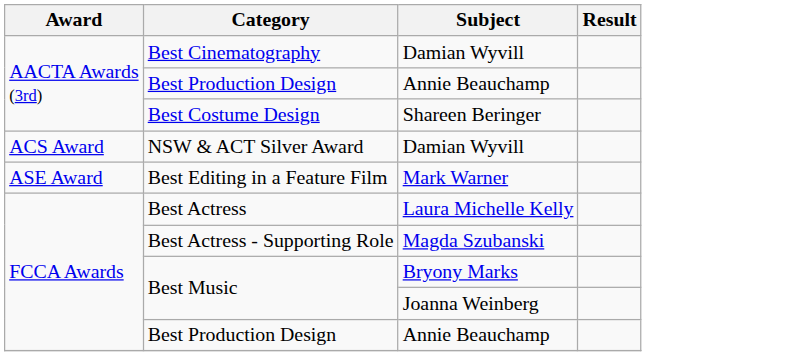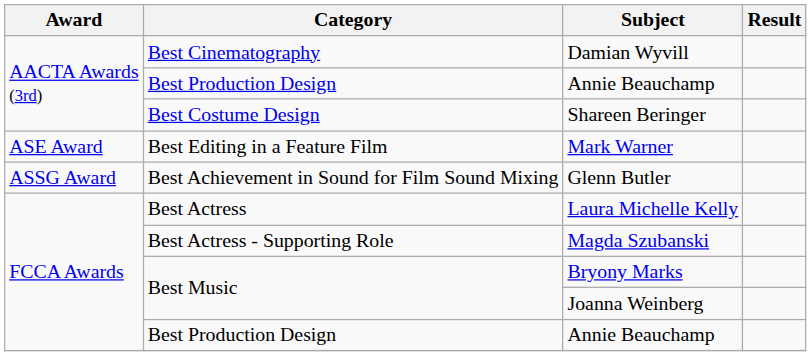- row: (256, 146)
+ row: (353, 177)
